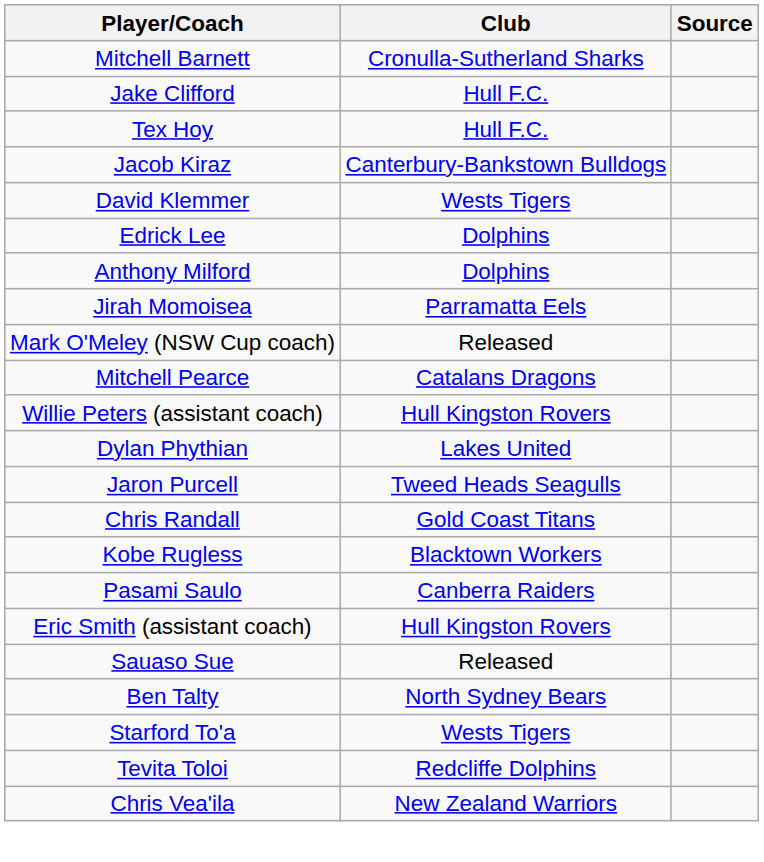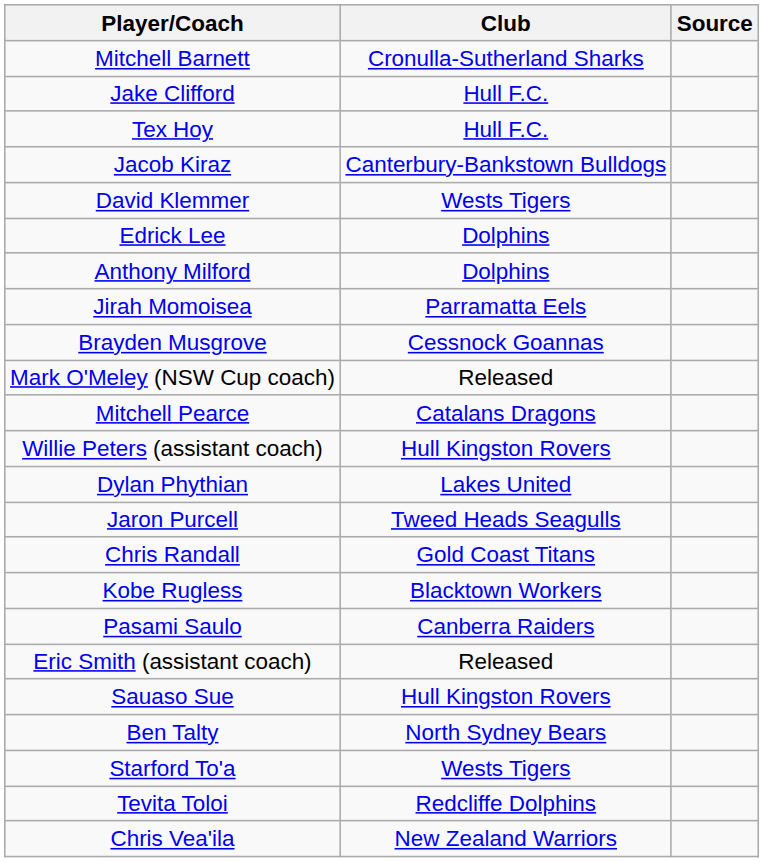+ row: (172, 342)
(506, 626) Hull Kingston Rovers -> (506, 662) Released
(506, 662) Released -> (506, 697) Hull Kingston Rovers
